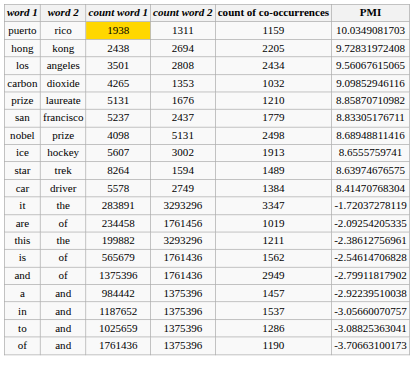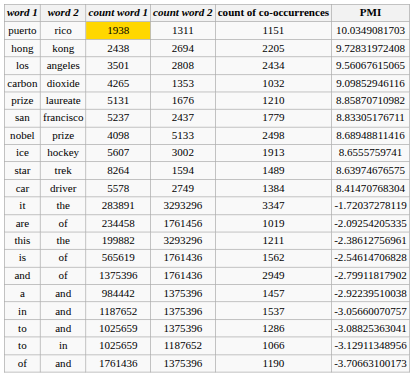(273, 30) 1159 -> (273, 30) 1151
(183, 135) 5131 -> (183, 135) 5133
(118, 258) 565679 -> (118, 258) 565619
+ row: (22, 345)
